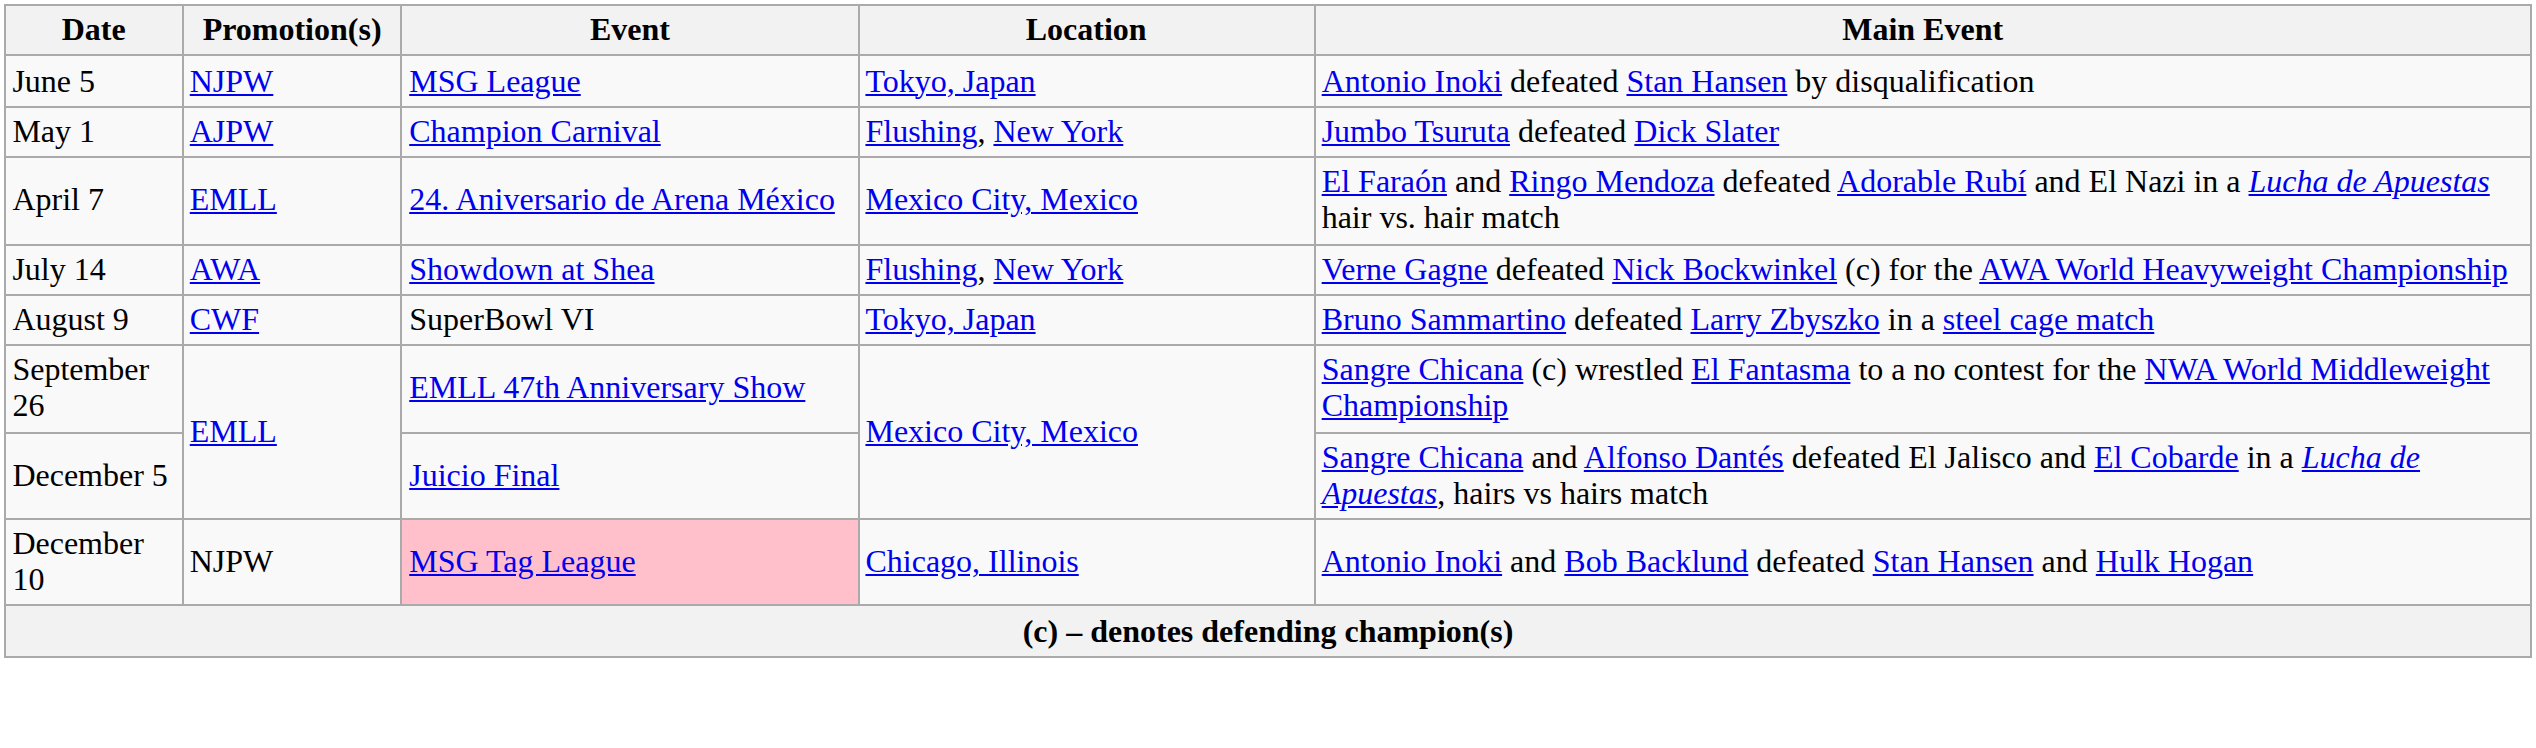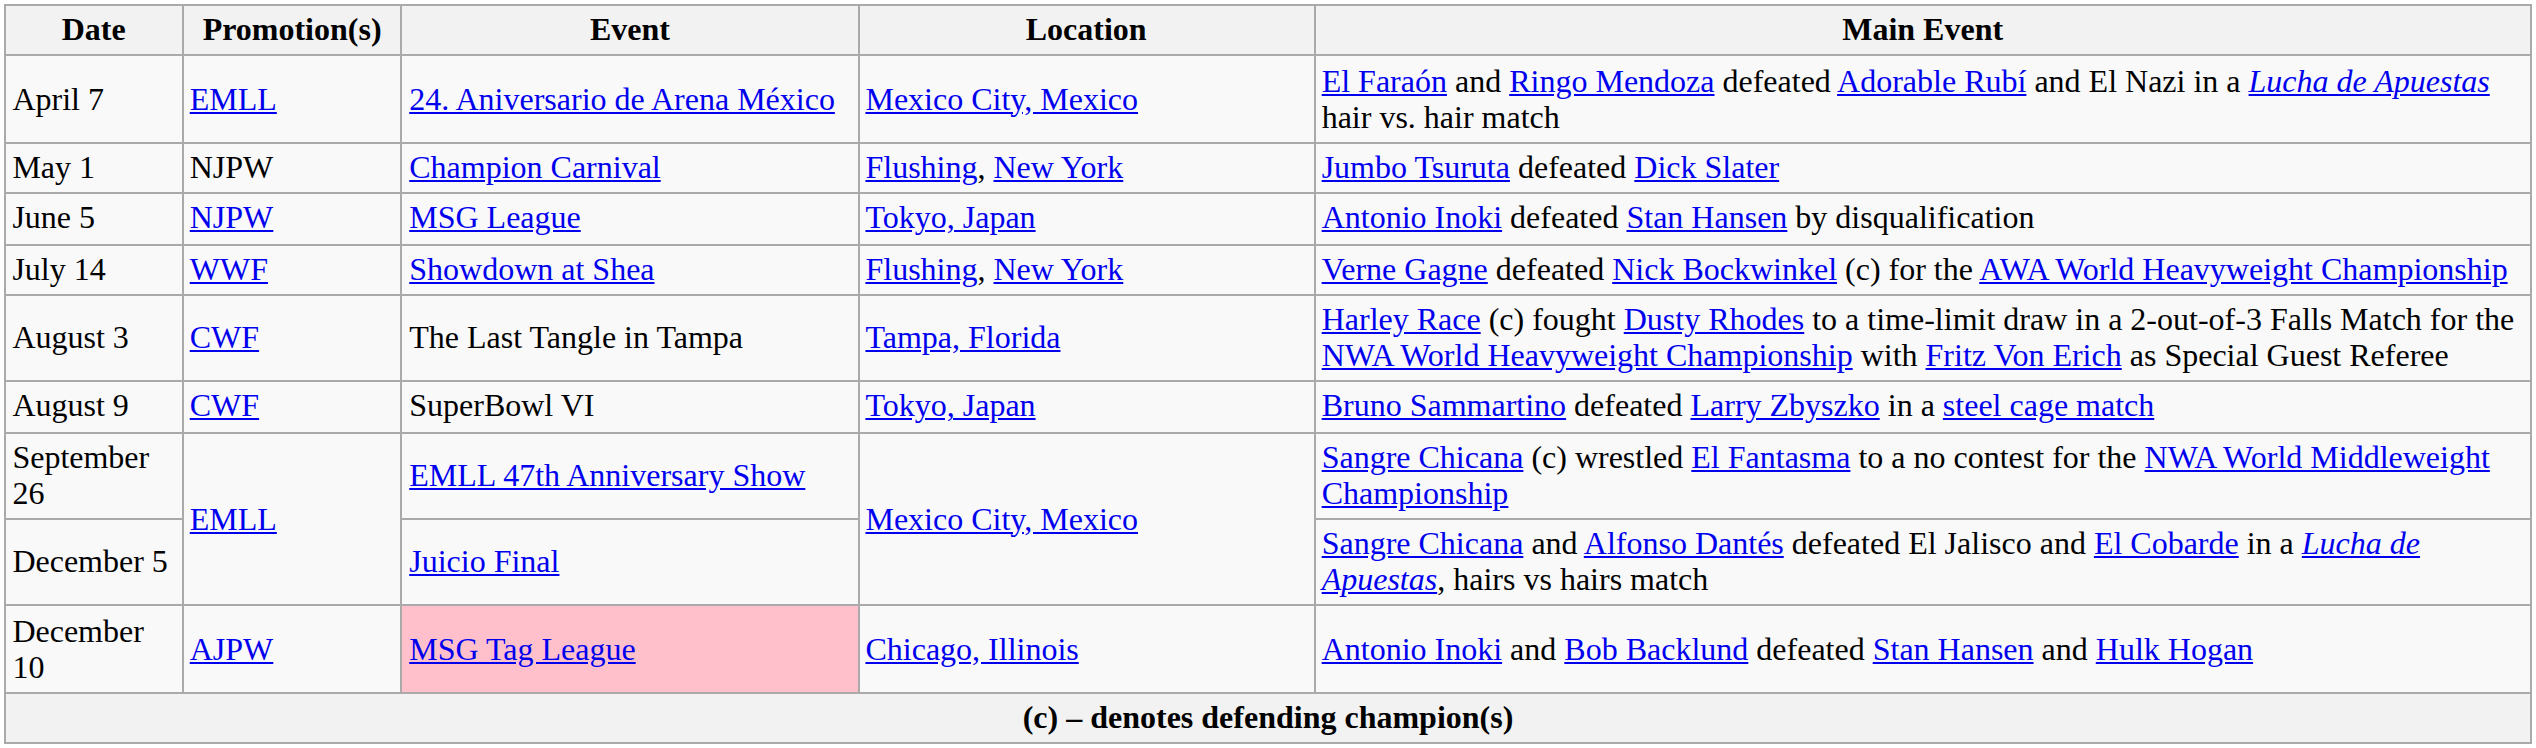rows swapped: (58, 200) <-> (54, 80)
(232, 131) AJPW -> (232, 167) NJPW
(225, 268) AWA -> (229, 268) WWF
+ row: (71, 337)
(232, 561) NJPW -> (232, 648) AJPW
